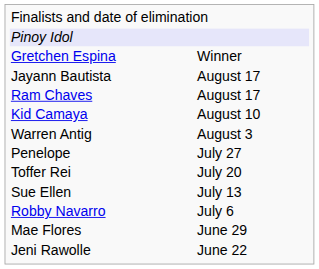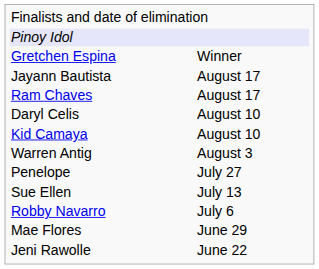+ row: (45, 115)
- row: (41, 173)
